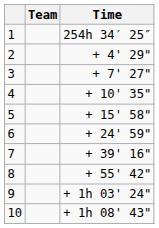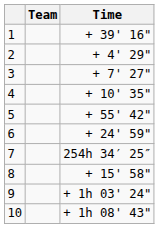(107, 34) 254h 34′ 25″ -> (118, 34) + 39' 16"
(118, 114) + 15' 58" -> (118, 114) + 55' 42"
(118, 154) + 39' 16" -> (107, 154) 254h 34′ 25″
(118, 174) + 55' 42" -> (118, 174) + 15' 58"
